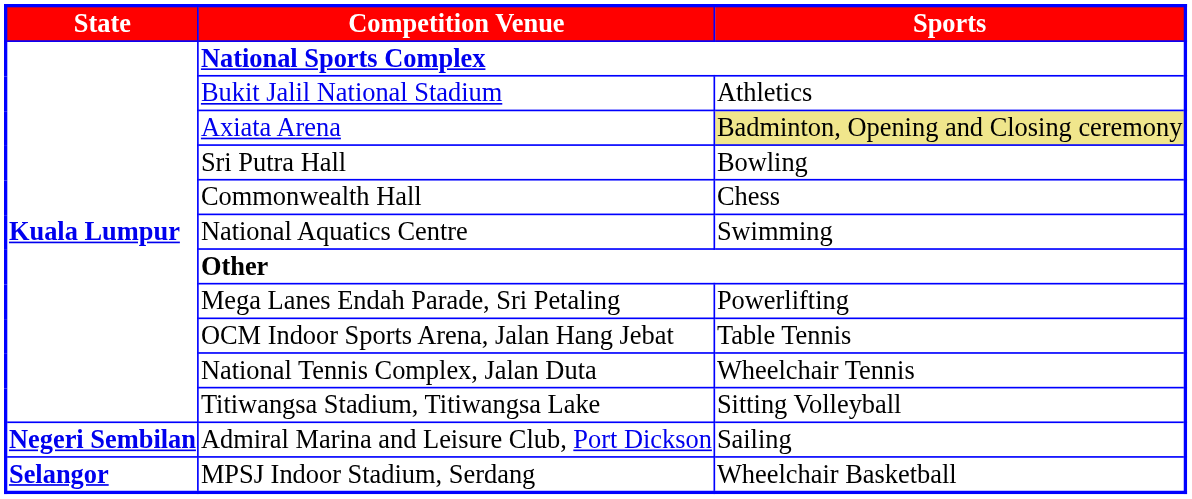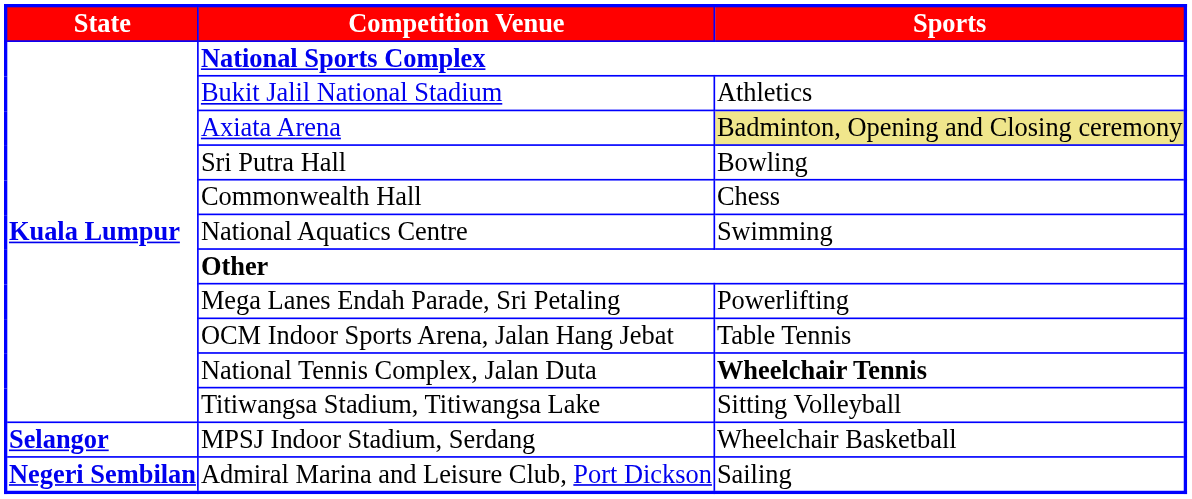(816, 369) normal -> (822, 369) bold
rows swapped: (368, 473) <-> (456, 439)
